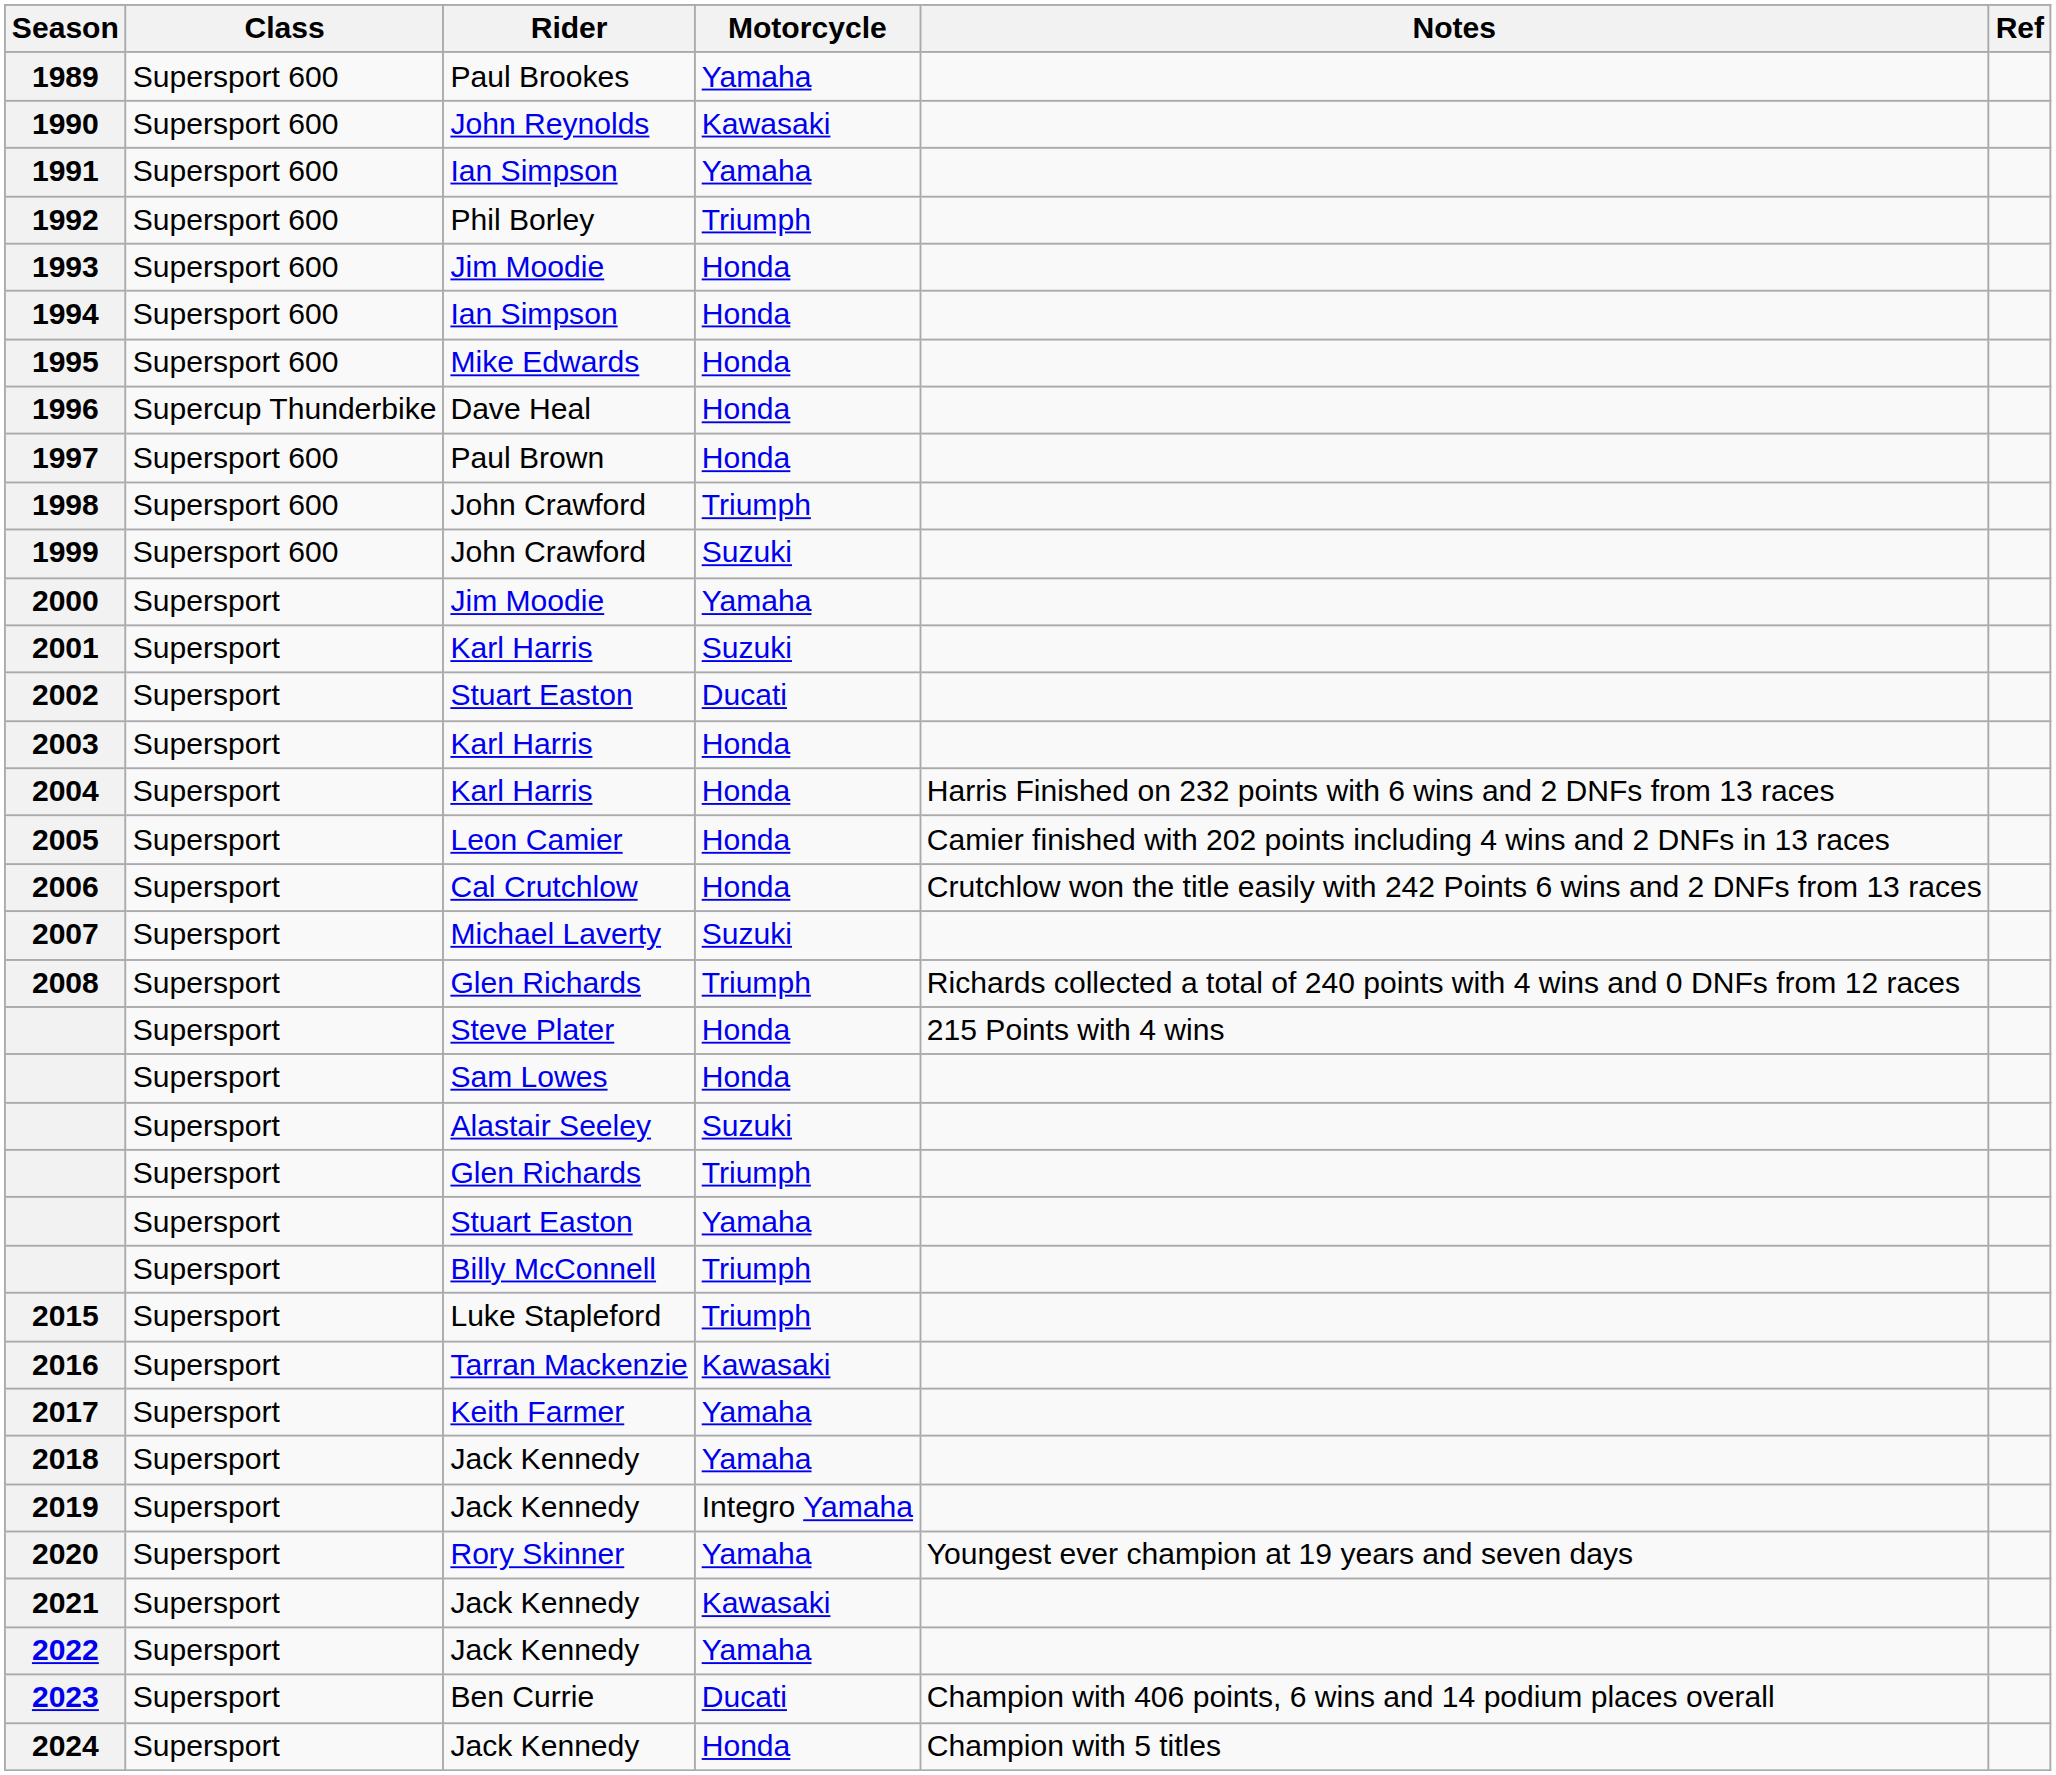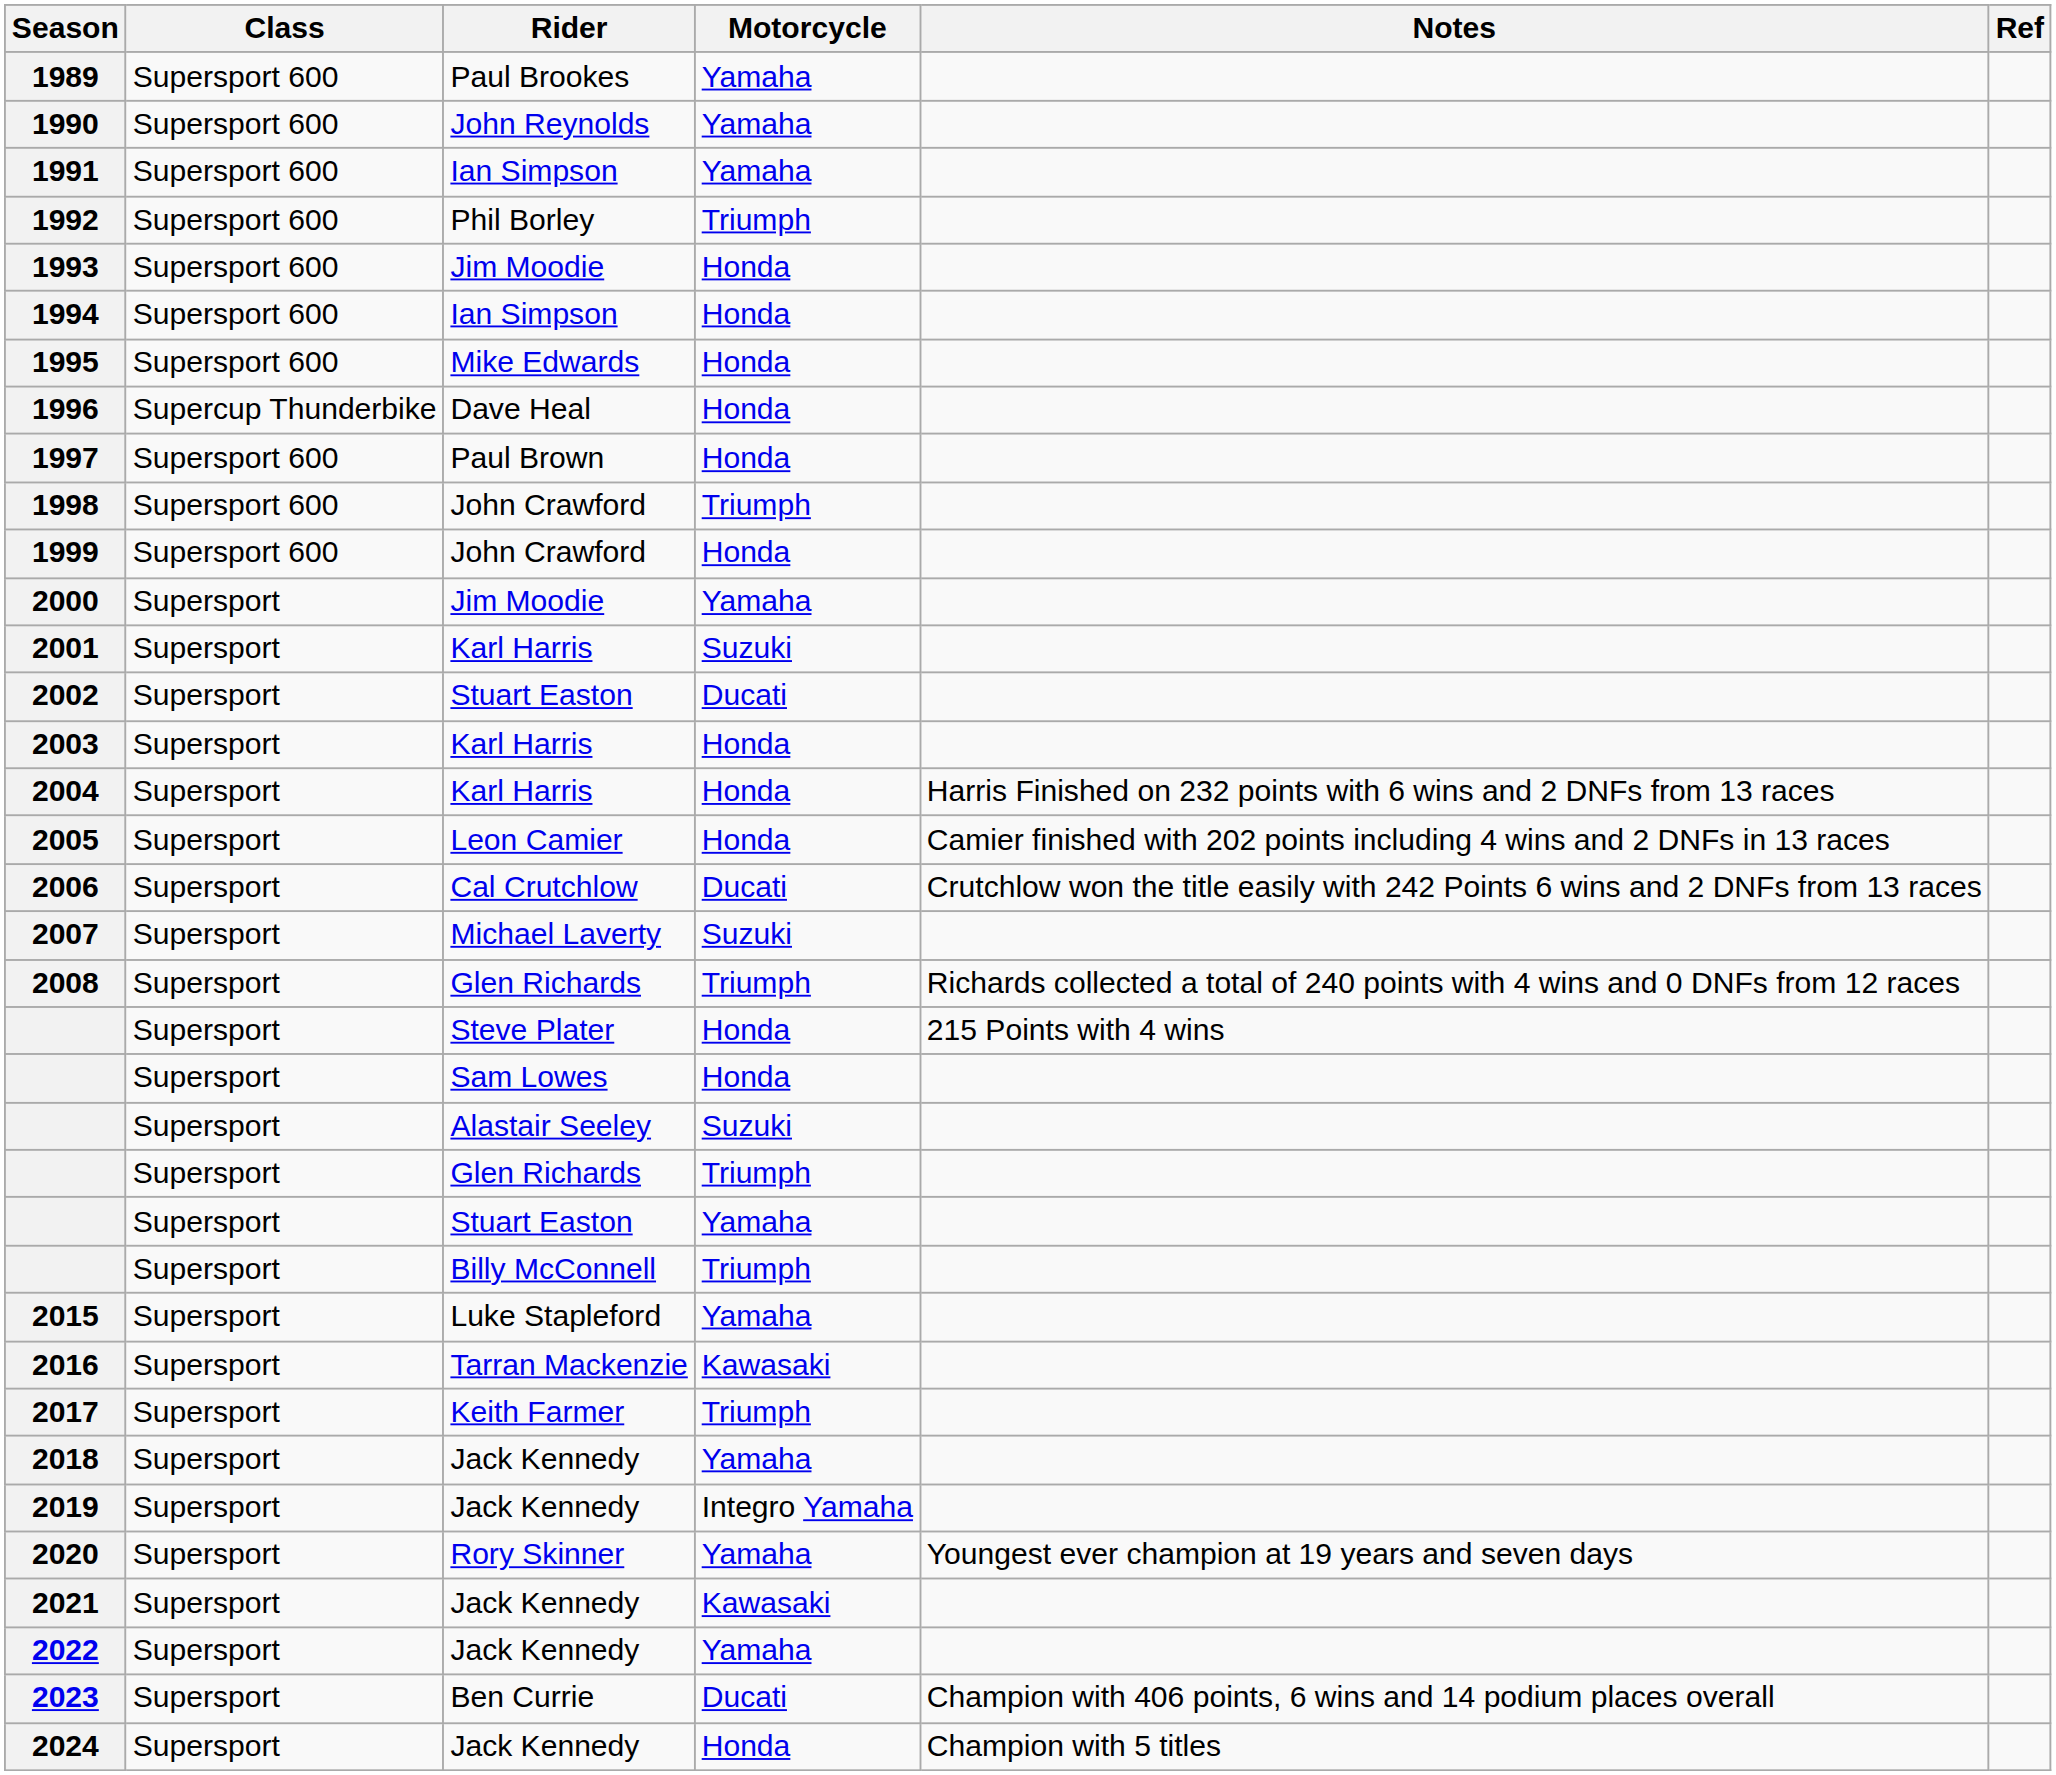(766, 123) Kawasaki -> (757, 123) Yamaha
(747, 553) Suzuki -> (746, 553) Honda
(746, 887) Honda -> (744, 887) Ducati
(756, 1316) Triumph -> (757, 1316) Yamaha
(757, 1411) Yamaha -> (756, 1411) Triumph
